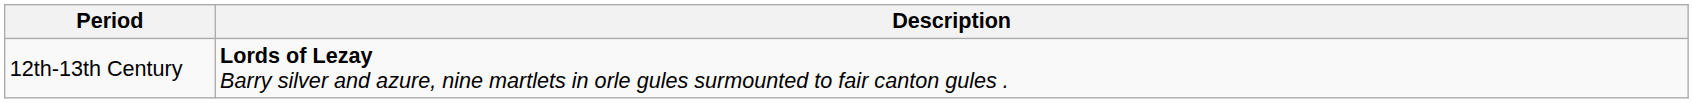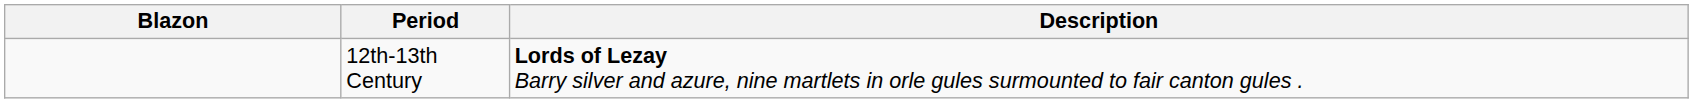+ column: (173, 21)
